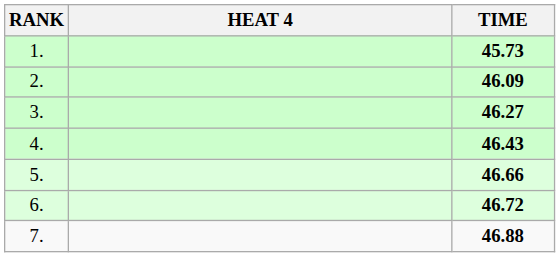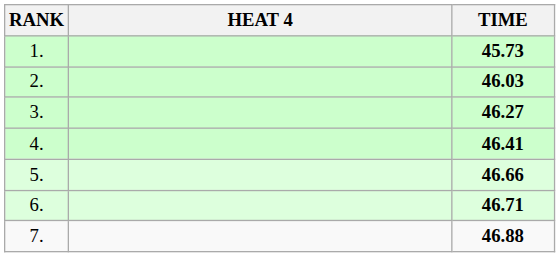(503, 82) 46.09 -> (503, 82) 46.03
(503, 143) 46.43 -> (503, 143) 46.41
(503, 205) 46.72 -> (503, 205) 46.71
